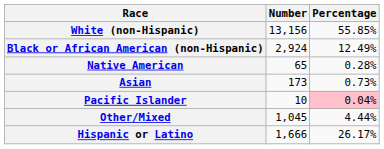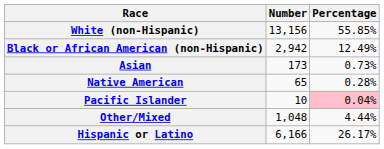(291, 48) 2,924 -> (291, 48) 2,942
rows swapped: (135, 65) <-> (135, 83)
(291, 117) 1,045 -> (291, 117) 1,048
(291, 135) 1,666 -> (291, 135) 6,166
